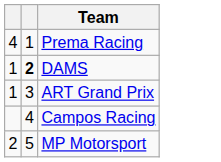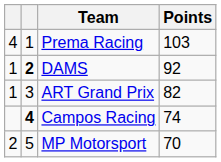+ column: (188, 17)
(29, 118) normal -> (29, 118) bold
